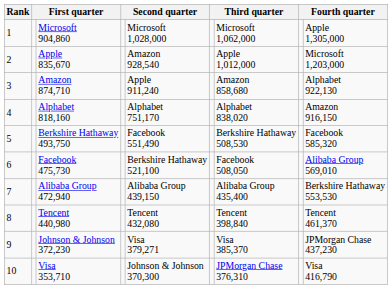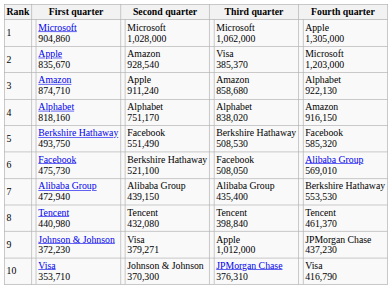(236, 59) Apple 1,012,000 -> (232, 59) Visa 385,370
(232, 244) Visa 385,370 -> (236, 244) Apple 1,012,000
